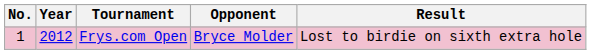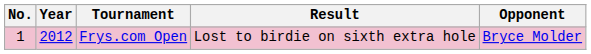columns swapped: (244, 16) <-> (441, 16)
